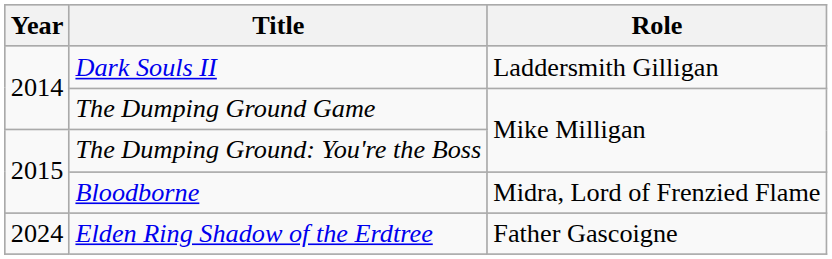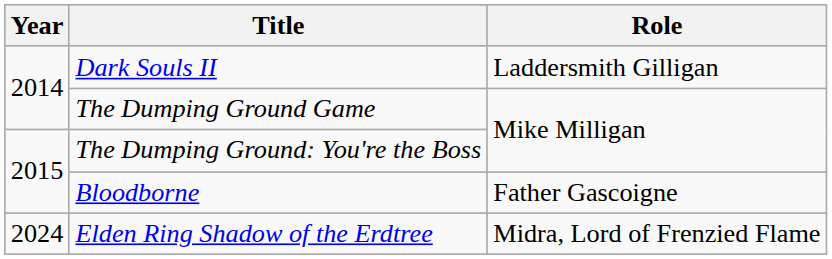(657, 191) Midra, Lord of Frenzied Flame -> (586, 191) Father Gascoigne
(586, 233) Father Gascoigne -> (657, 233) Midra, Lord of Frenzied Flame
